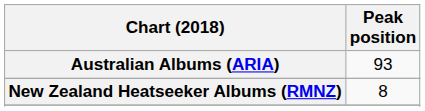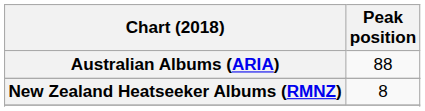(383, 64) 93 -> (383, 64) 88
